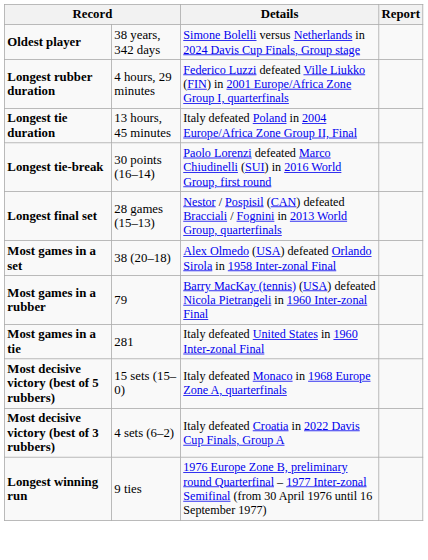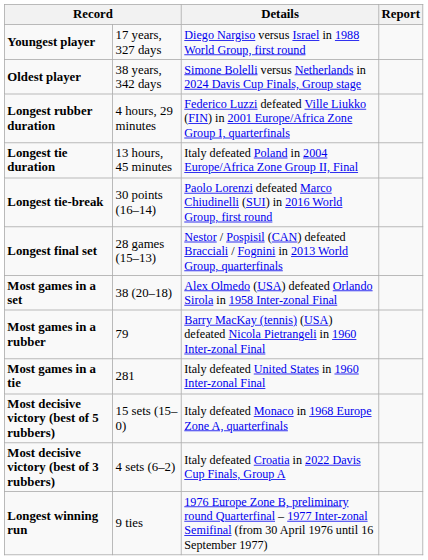+ row: (51, 42)
